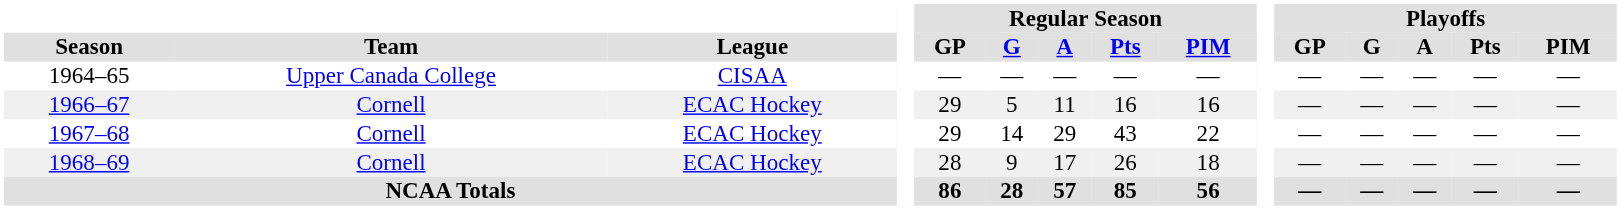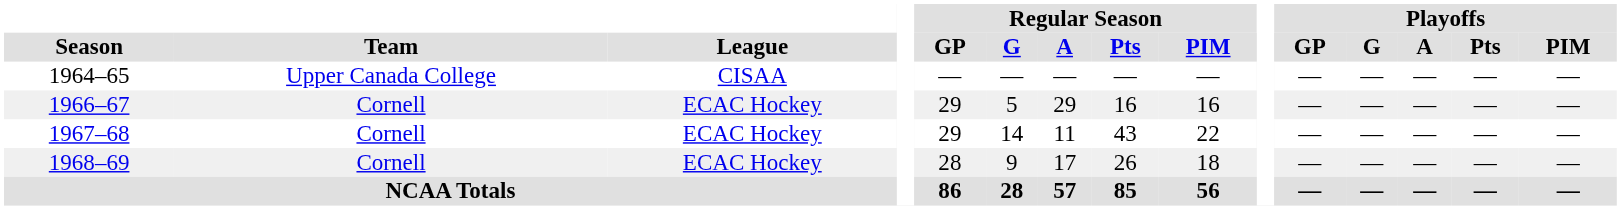(1065, 104) 11 -> (1065, 104) 29
(1065, 133) 29 -> (1065, 133) 11
